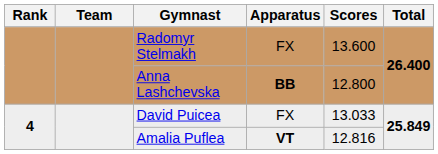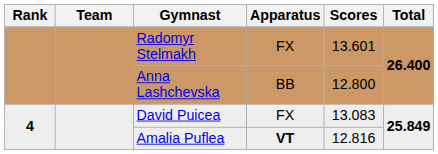(354, 46) 13.600 -> (354, 46) 13.601
(285, 84) bold -> (285, 84) normal
(354, 115) 13.033 -> (354, 115) 13.083
